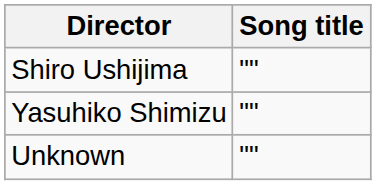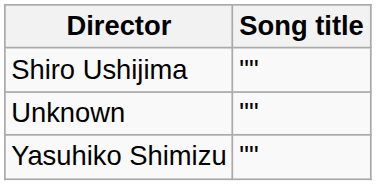rows swapped: (119, 112) <-> (68, 156)
